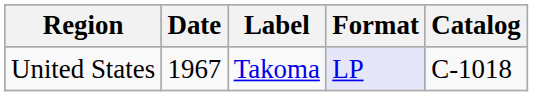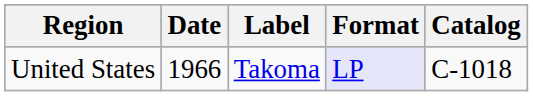(194, 68) 1967 -> (194, 68) 1966
